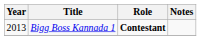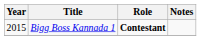(16, 27) 2013 -> (16, 27) 2015
